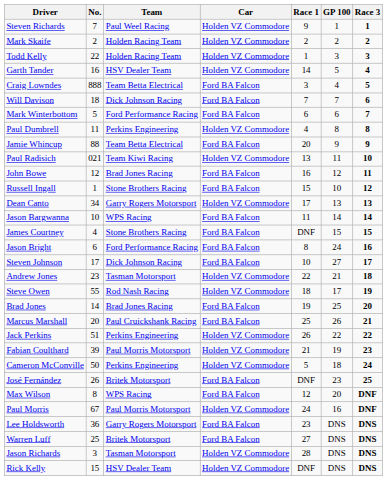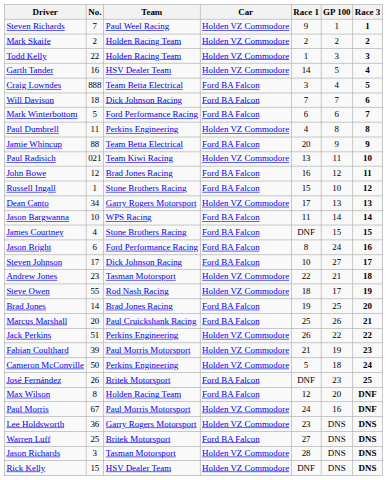(129, 395) WPS Racing -> (143, 395) Holden Racing Team
(231, 424) Ford BA Falcon -> (246, 424) Holden VZ Commodore
